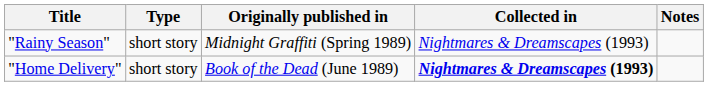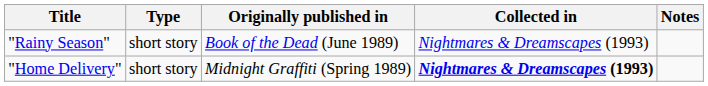(308, 42) Midnight Graffiti (Spring 1989) -> (302, 42) Book of the Dead (June 1989)
(302, 68) Book of the Dead (June 1989) -> (308, 68) Midnight Graffiti (Spring 1989)
